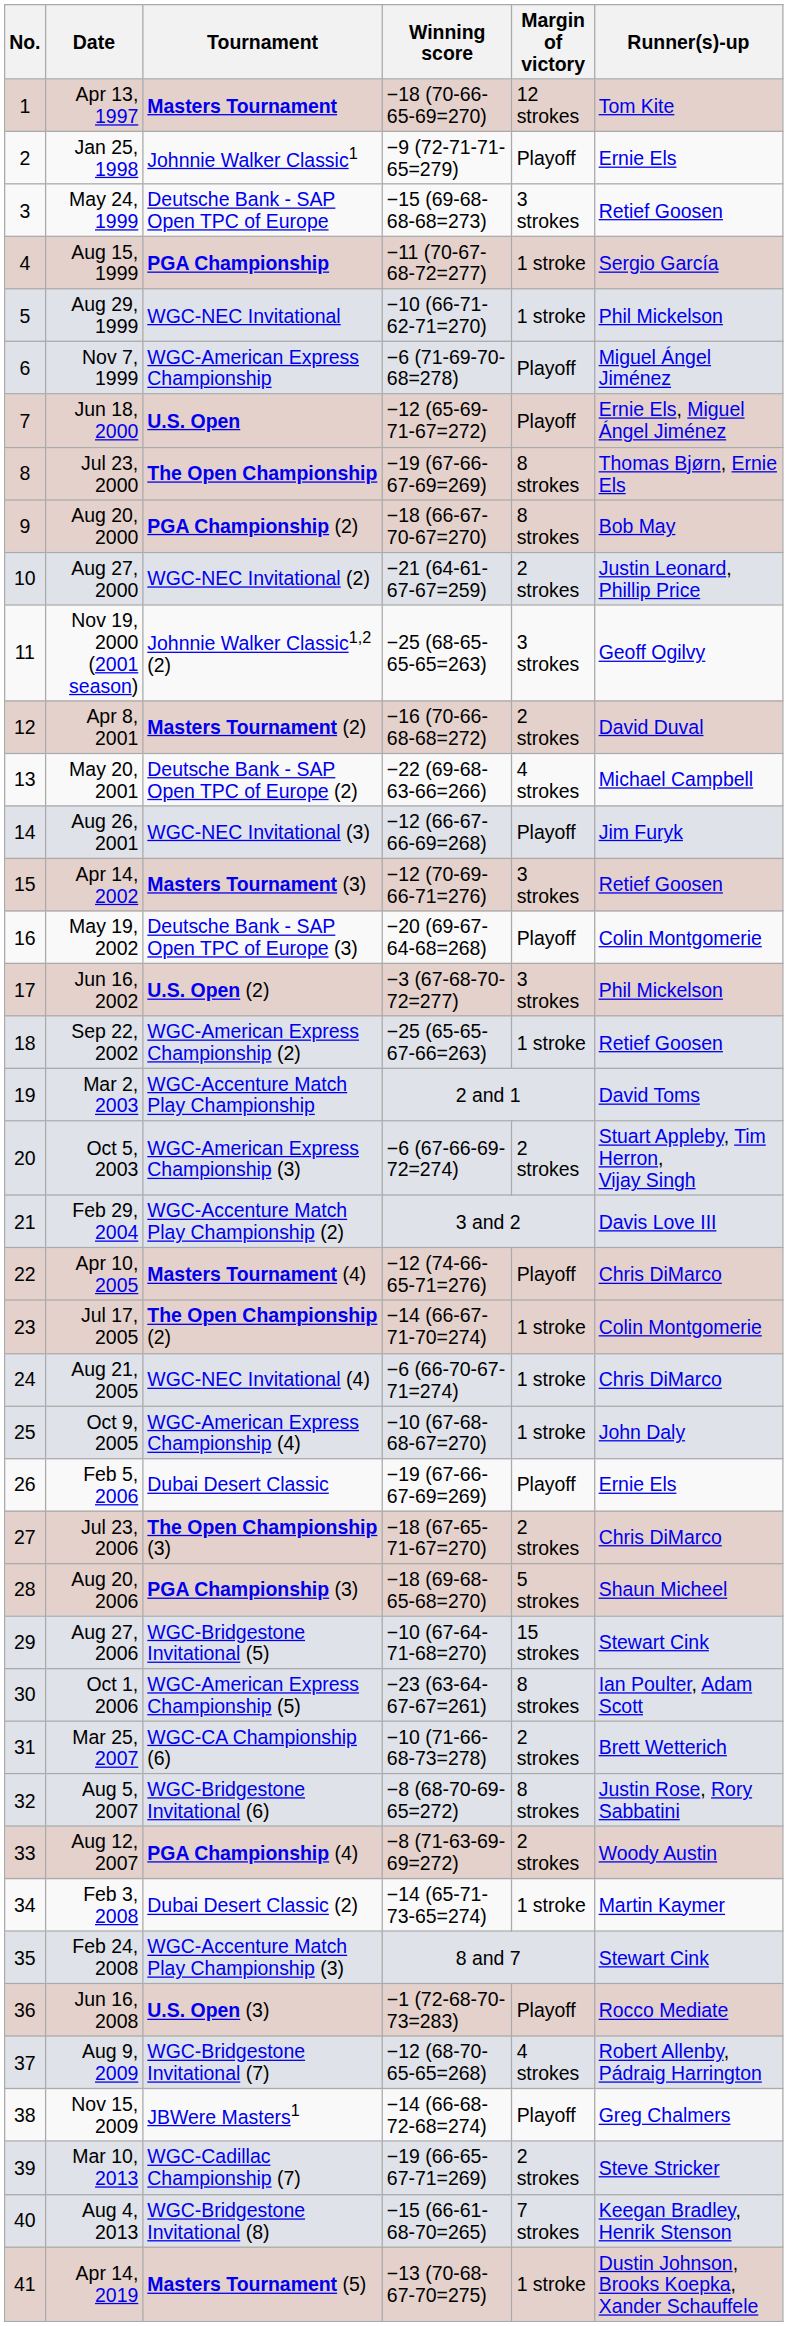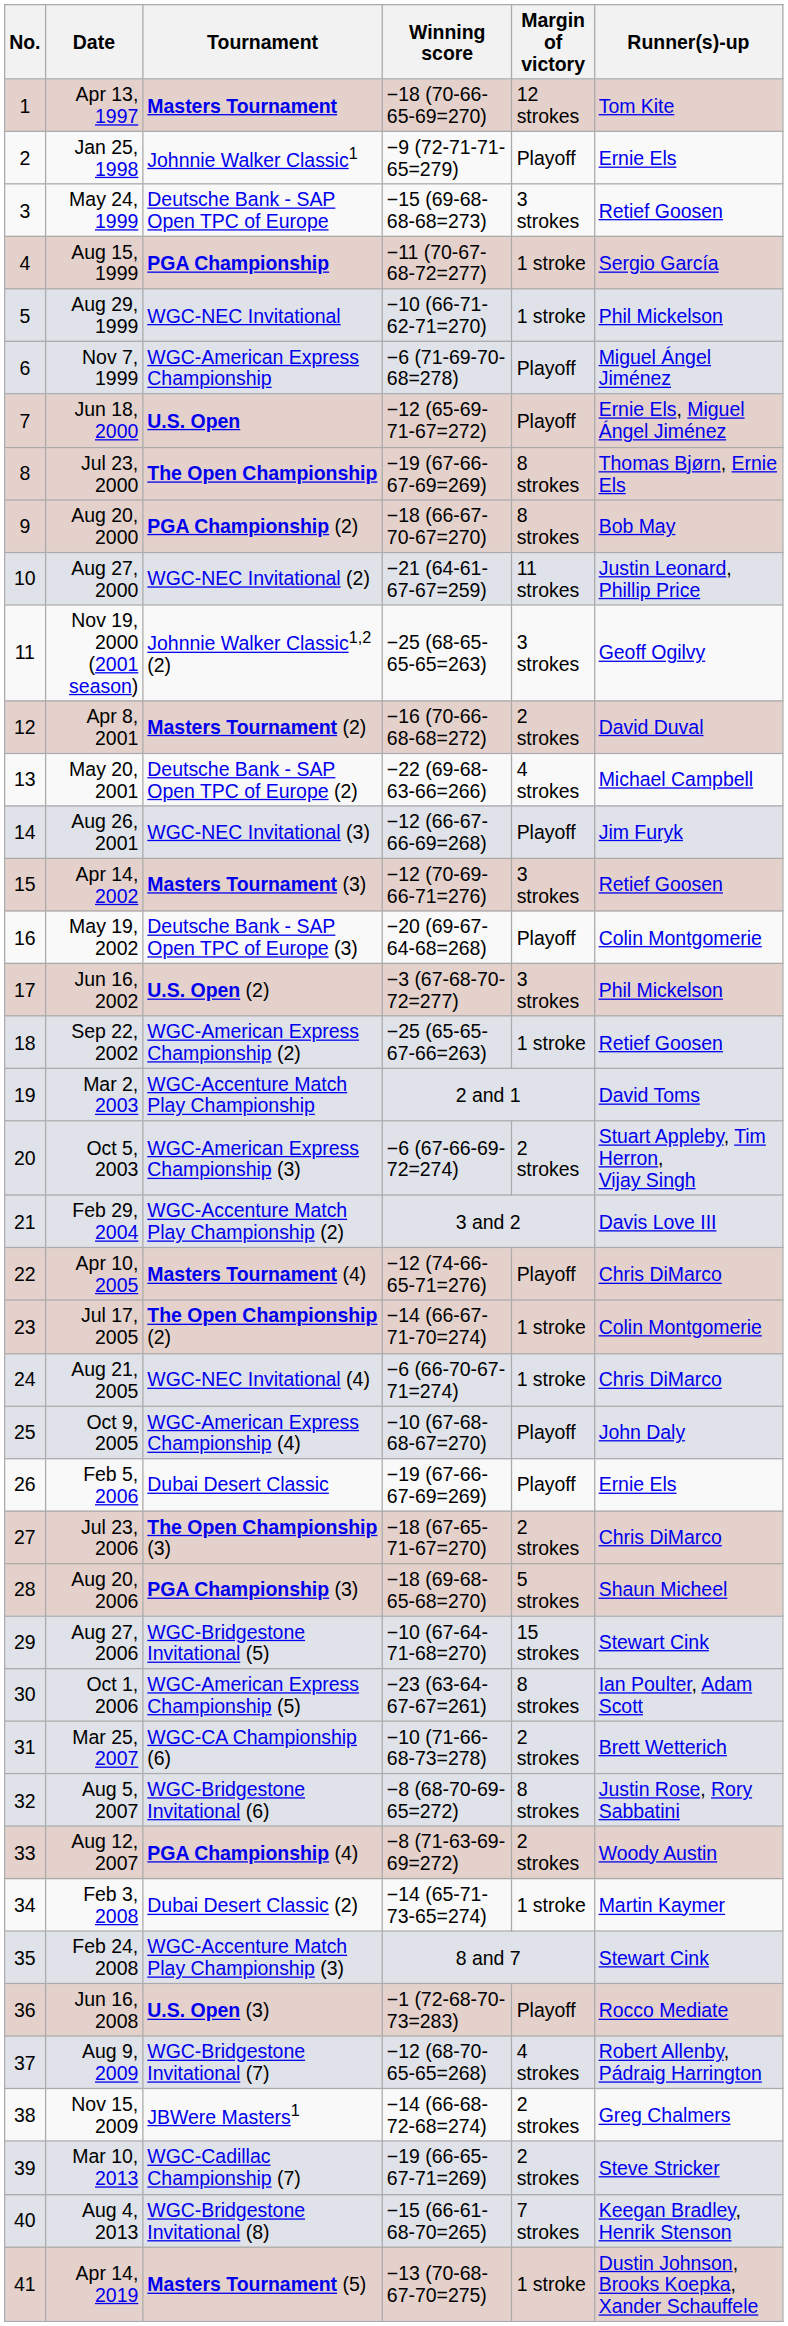(548, 578) 2 strokes -> (548, 578) 11 strokes
(551, 1432) 1 stroke -> (546, 1432) Playoff
(546, 2115) Playoff -> (548, 2115) 2 strokes
